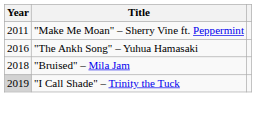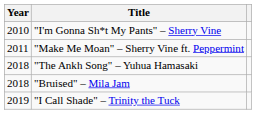+ row: (128, 30)
(18, 48) 2016 -> (18, 65) 2018
(18, 83) lightgrey background -> (18, 100) no background
